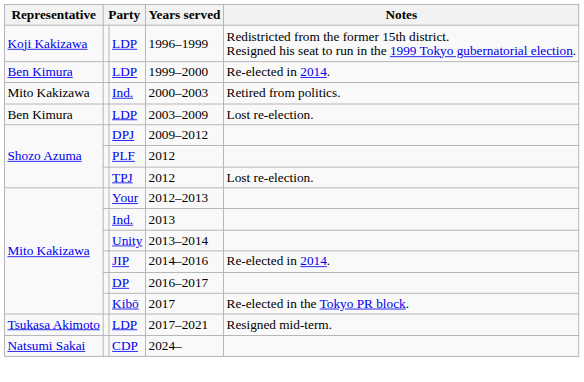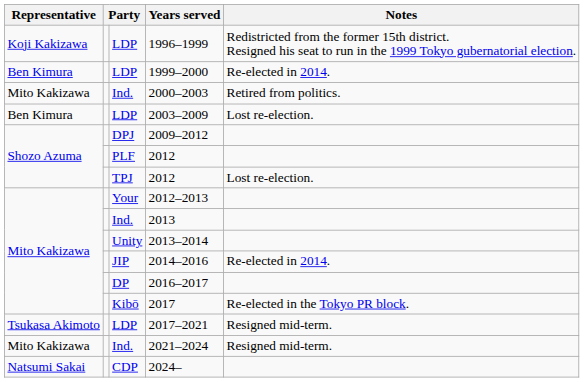+ row: (123, 345)
